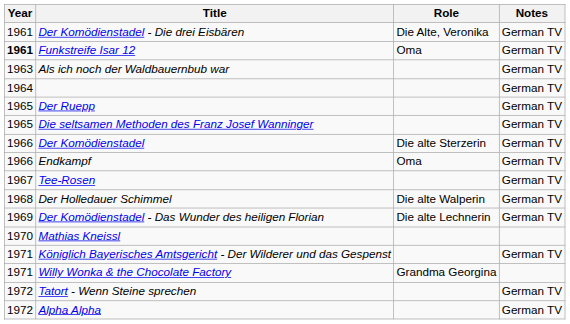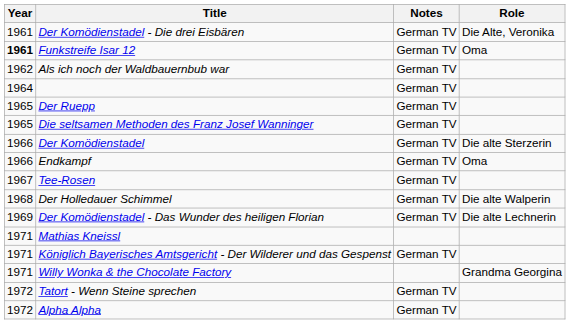columns swapped: (446, 13) <-> (532, 13)
(20, 69) 1963 -> (20, 69) 1962
(20, 236) 1970 -> (20, 236) 1971
